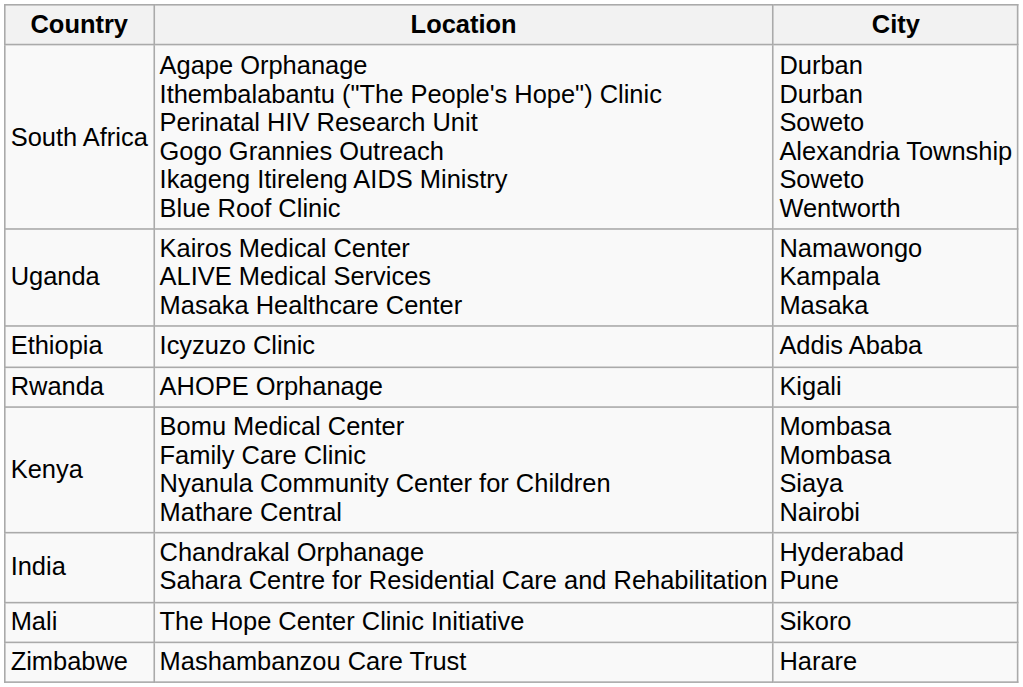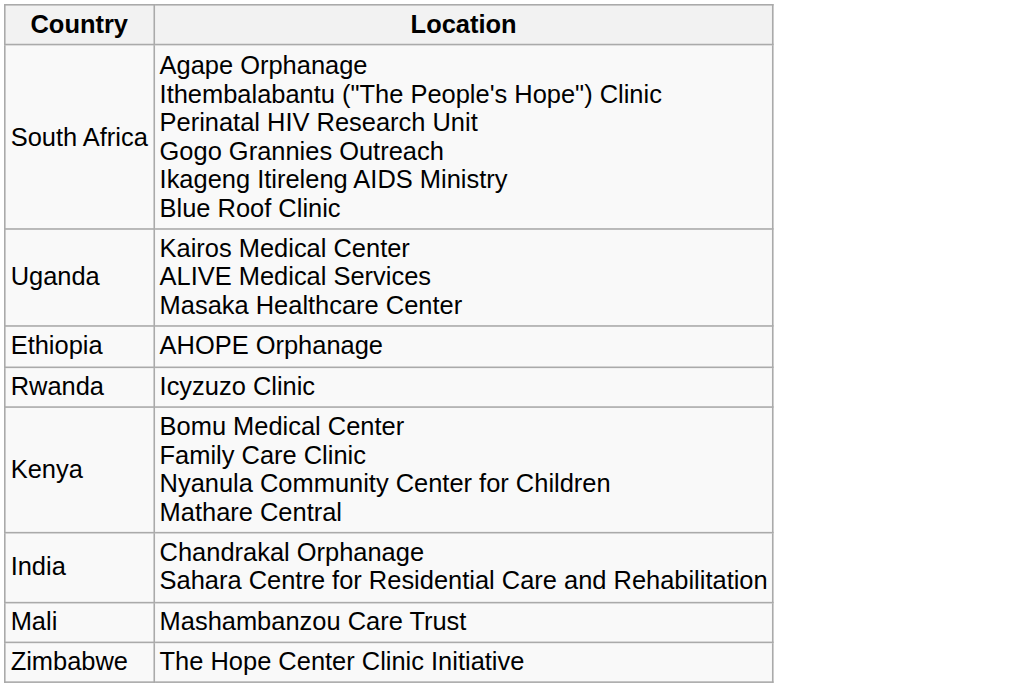- column: (896, 24)
(237, 346) Icyzuzo Clinic -> (271, 346) AHOPE Orphanage
(271, 386) AHOPE Orphanage -> (237, 386) Icyzuzo Clinic
(342, 621) The Hope Center Clinic Initiative -> (313, 621) Mashambanzou Care Trust
(313, 662) Mashambanzou Care Trust -> (342, 662) The Hope Center Clinic Initiative
